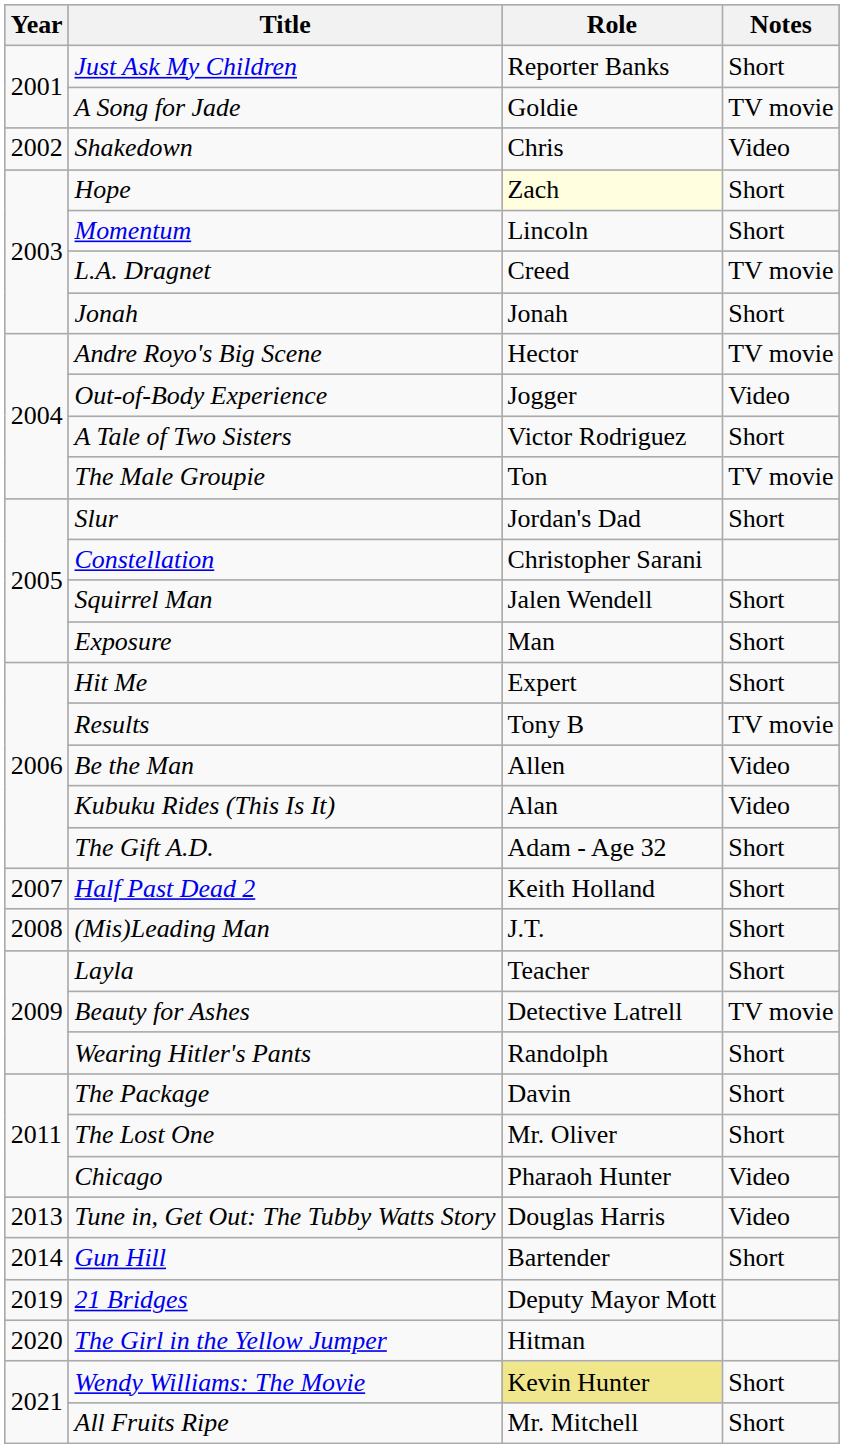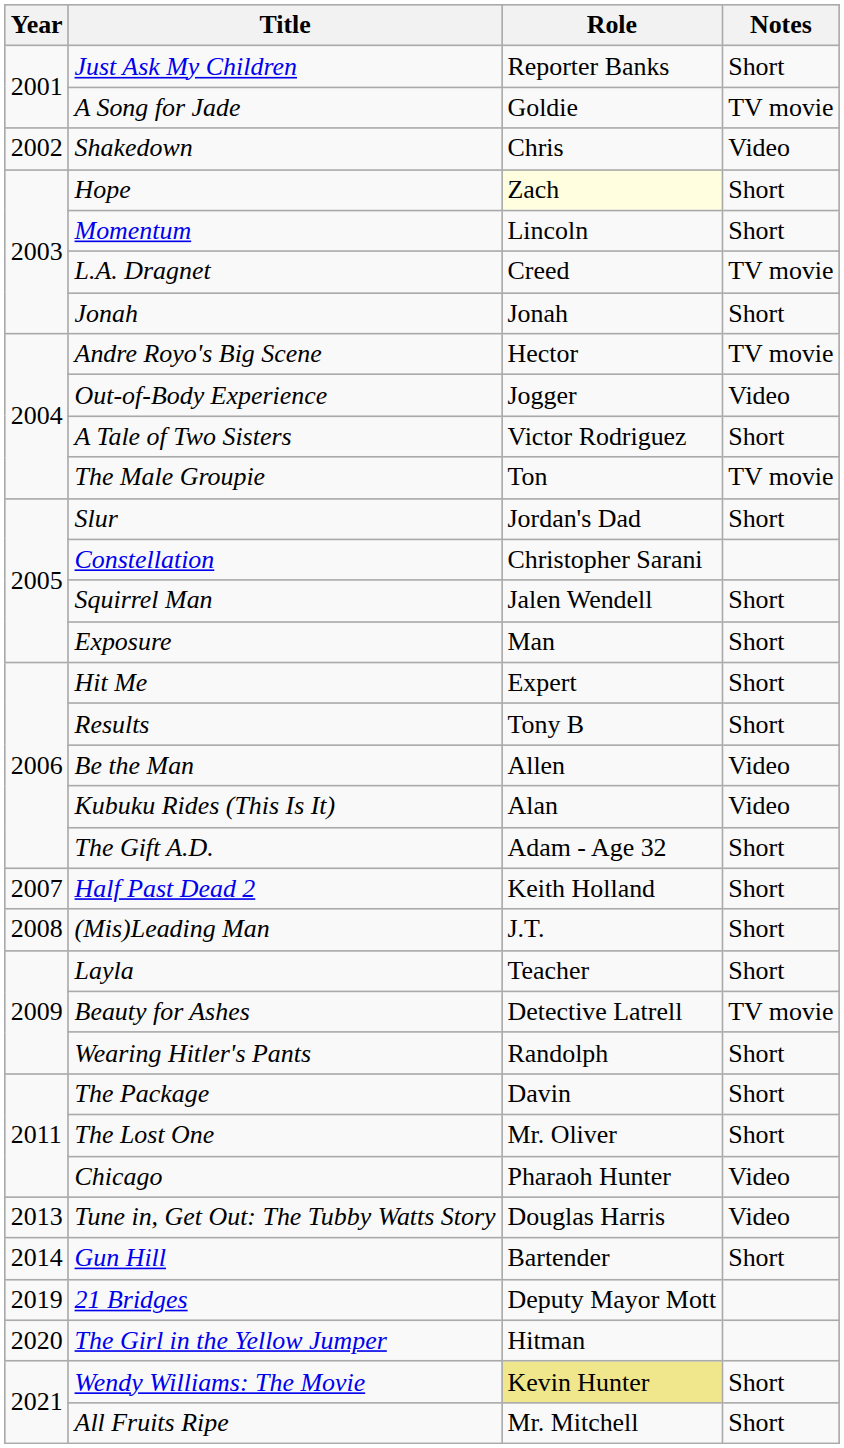(781, 723) TV movie -> (756, 723) Short
